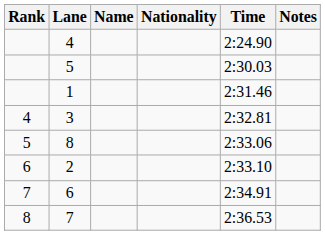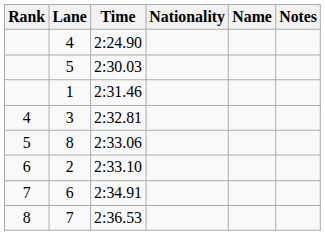columns swapped: (114, 17) <-> (248, 17)
